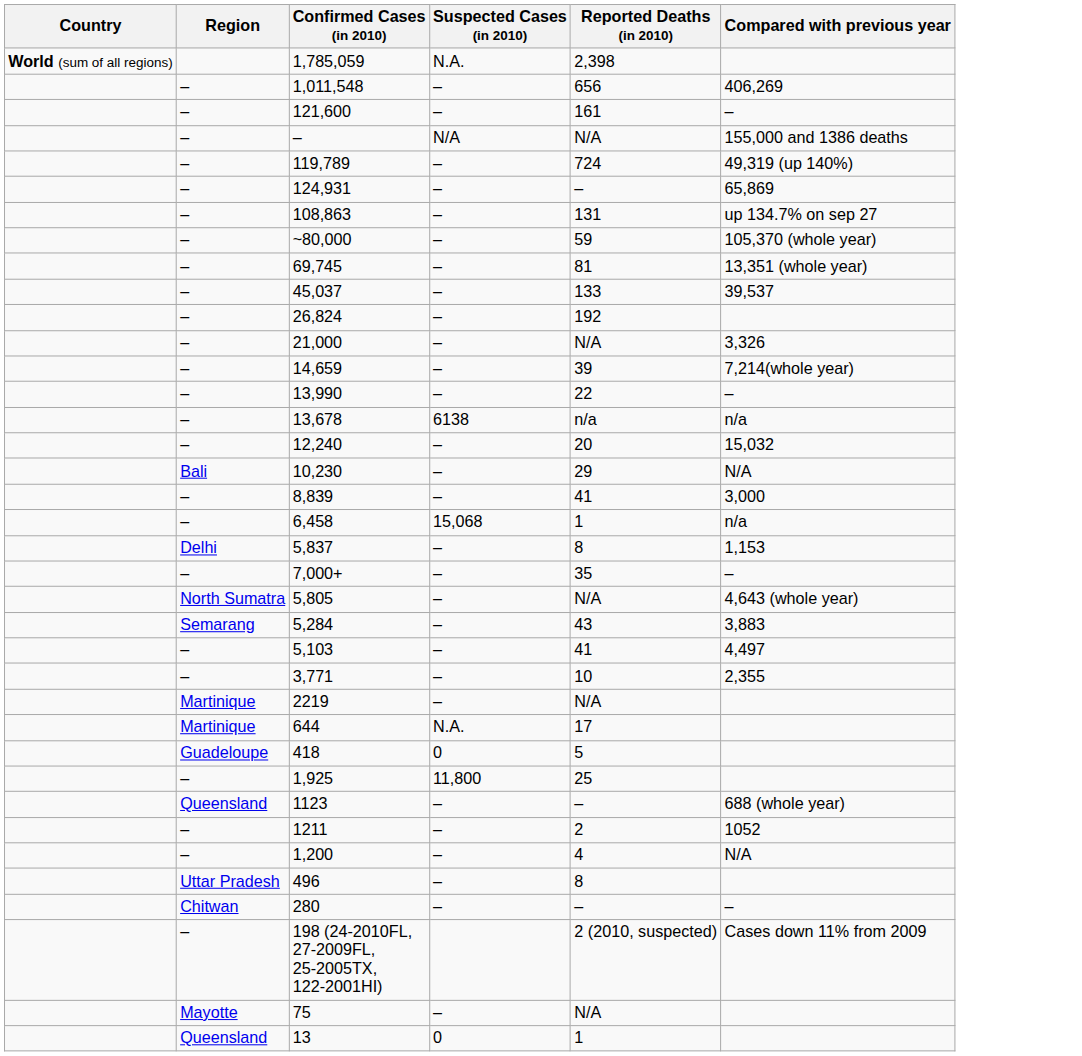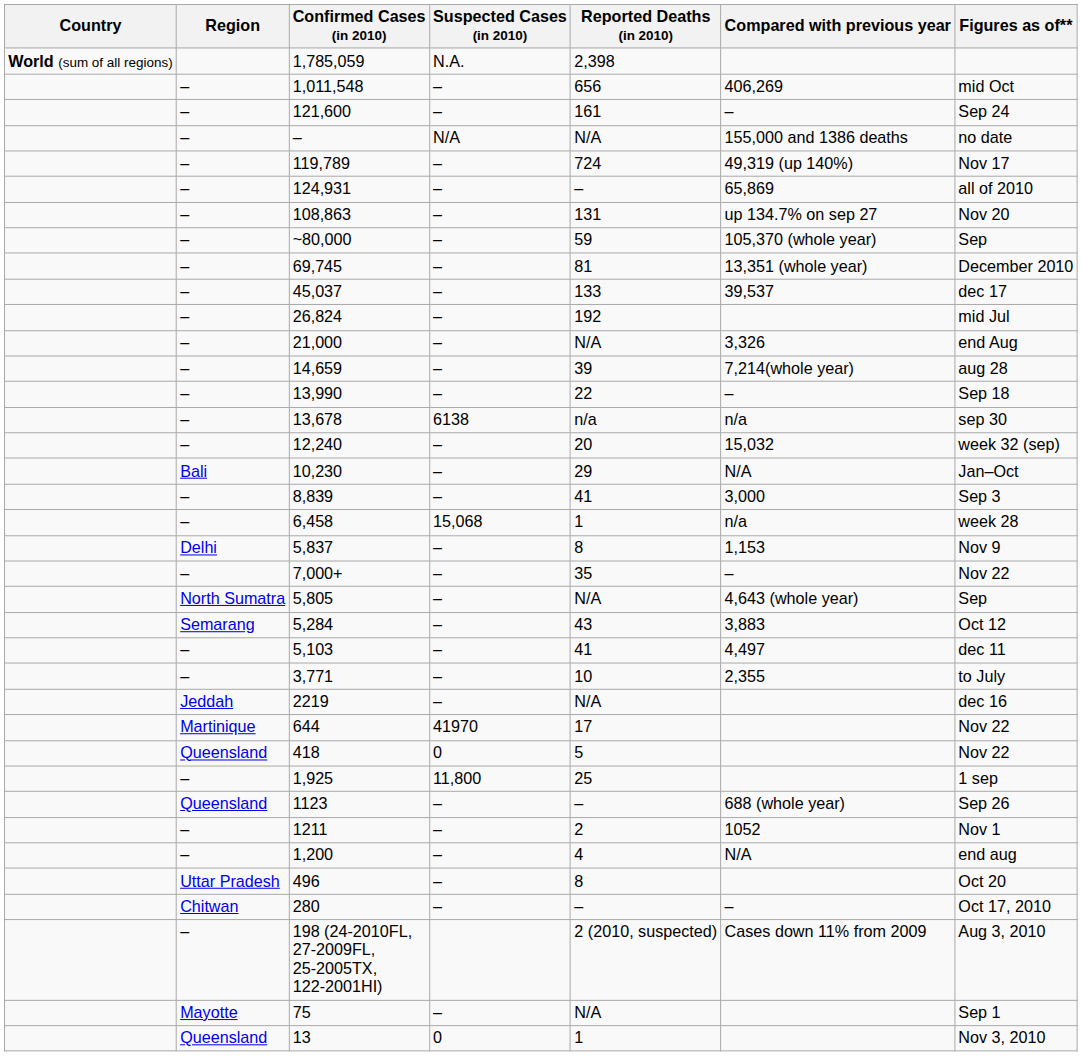+ column: (1016, 26)
(218, 701) Martinique -> (207, 701) Jeddah
(449, 727) N.A. -> (456, 727) 41970
(224, 753) Guadeloupe -> (224, 753) Queensland
